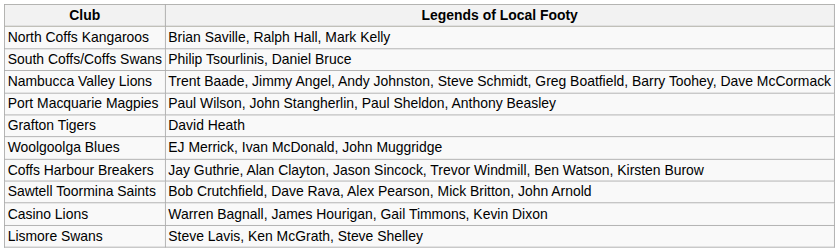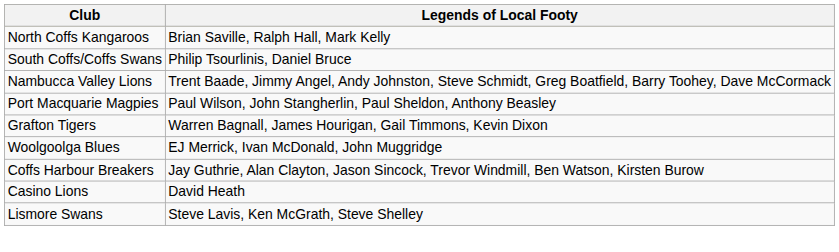(207, 125) David Heath -> (358, 125) Warren Bagnall, James Hourigan, Gail Timmons, Kevin Dixon
- row: (82, 192)
(358, 214) Warren Bagnall, James Hourigan, Gail Timmons, Kevin Dixon -> (207, 192) David Heath
